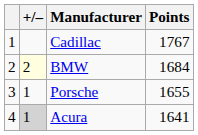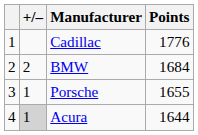(174, 42) 1767 -> (174, 42) 1776
(26, 67) lightyellow background -> (26, 67) no background
(174, 117) 1641 -> (174, 117) 1644
